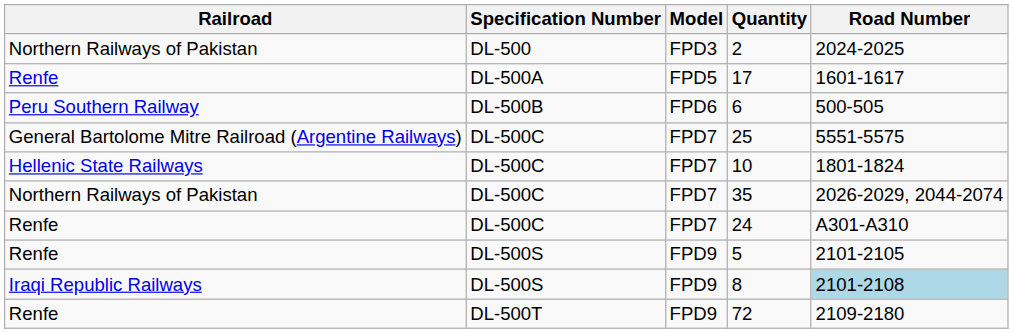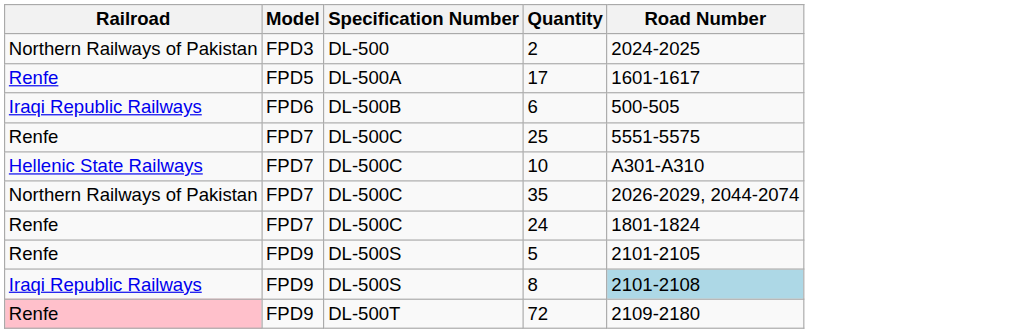columns swapped: (696, 19) <-> (566, 19)
(104, 107) Peru Southern Railway -> (105, 107) Iraqi Republic Railways
(235, 136) General Bartolome Mitre Railroad (Argentine Railways) -> (34, 136) Renfe
(860, 166) 1801-1824 -> (658, 166) A301-A310
(862, 225) A301-A310 -> (656, 225) 1801-1824
(34, 313) no background -> (34, 313) pink background
